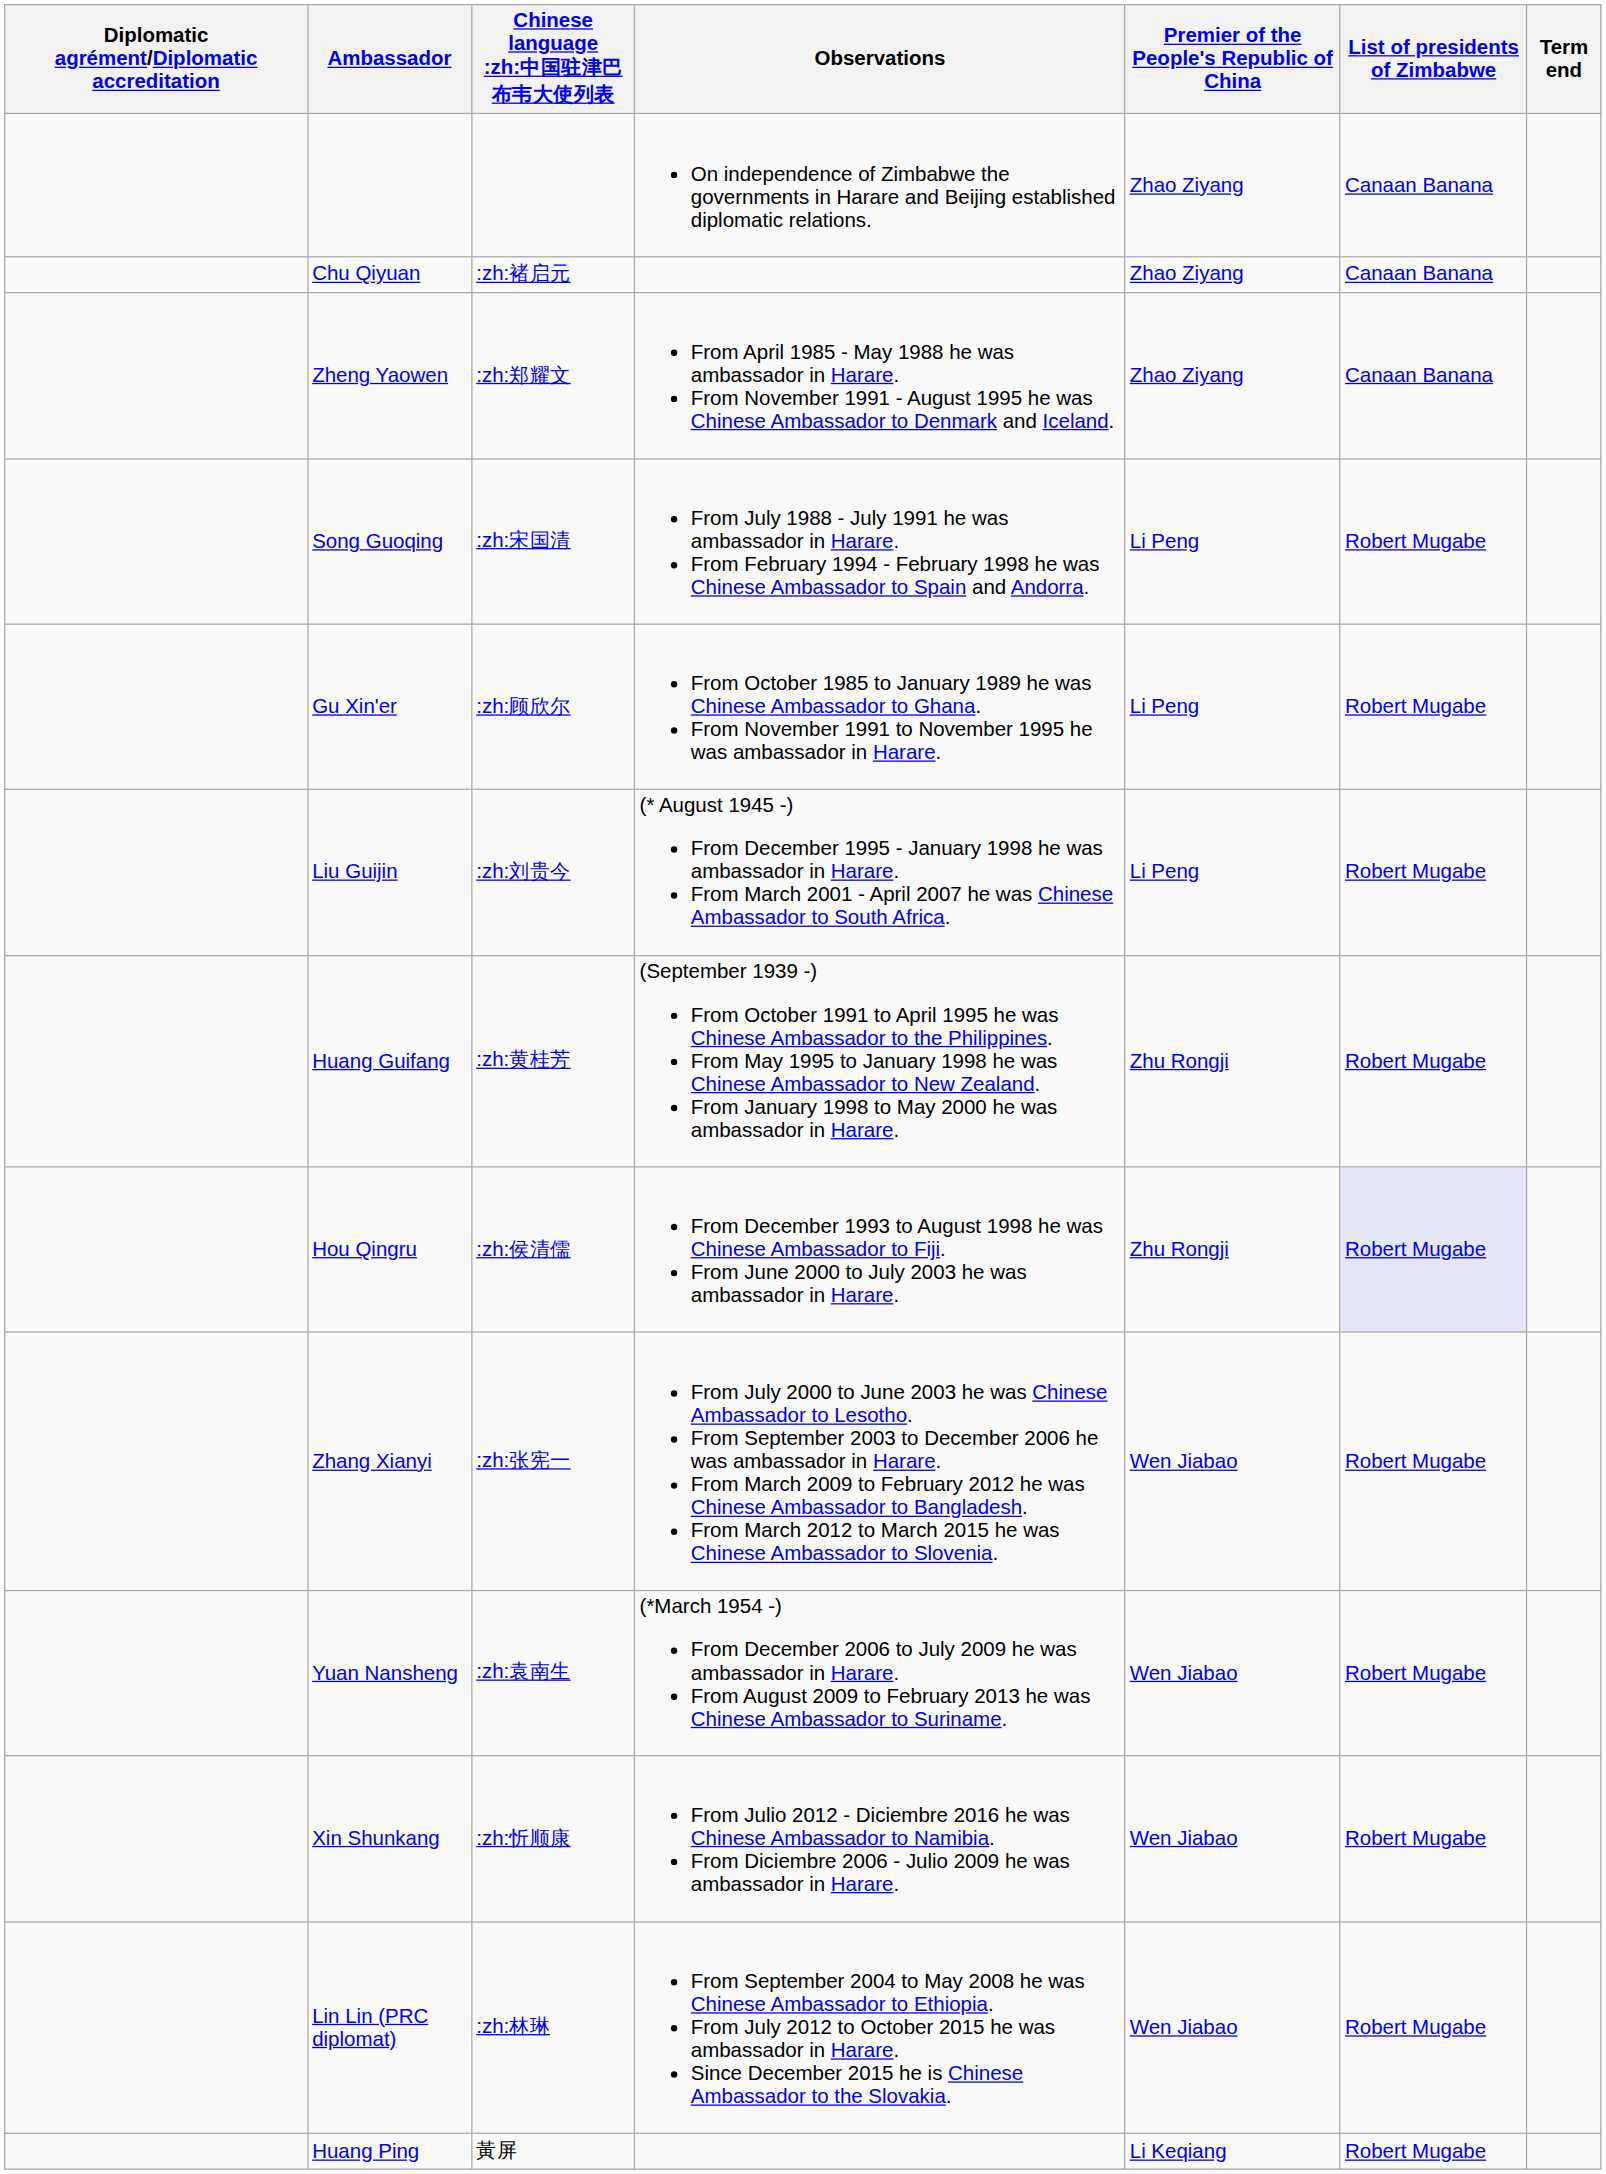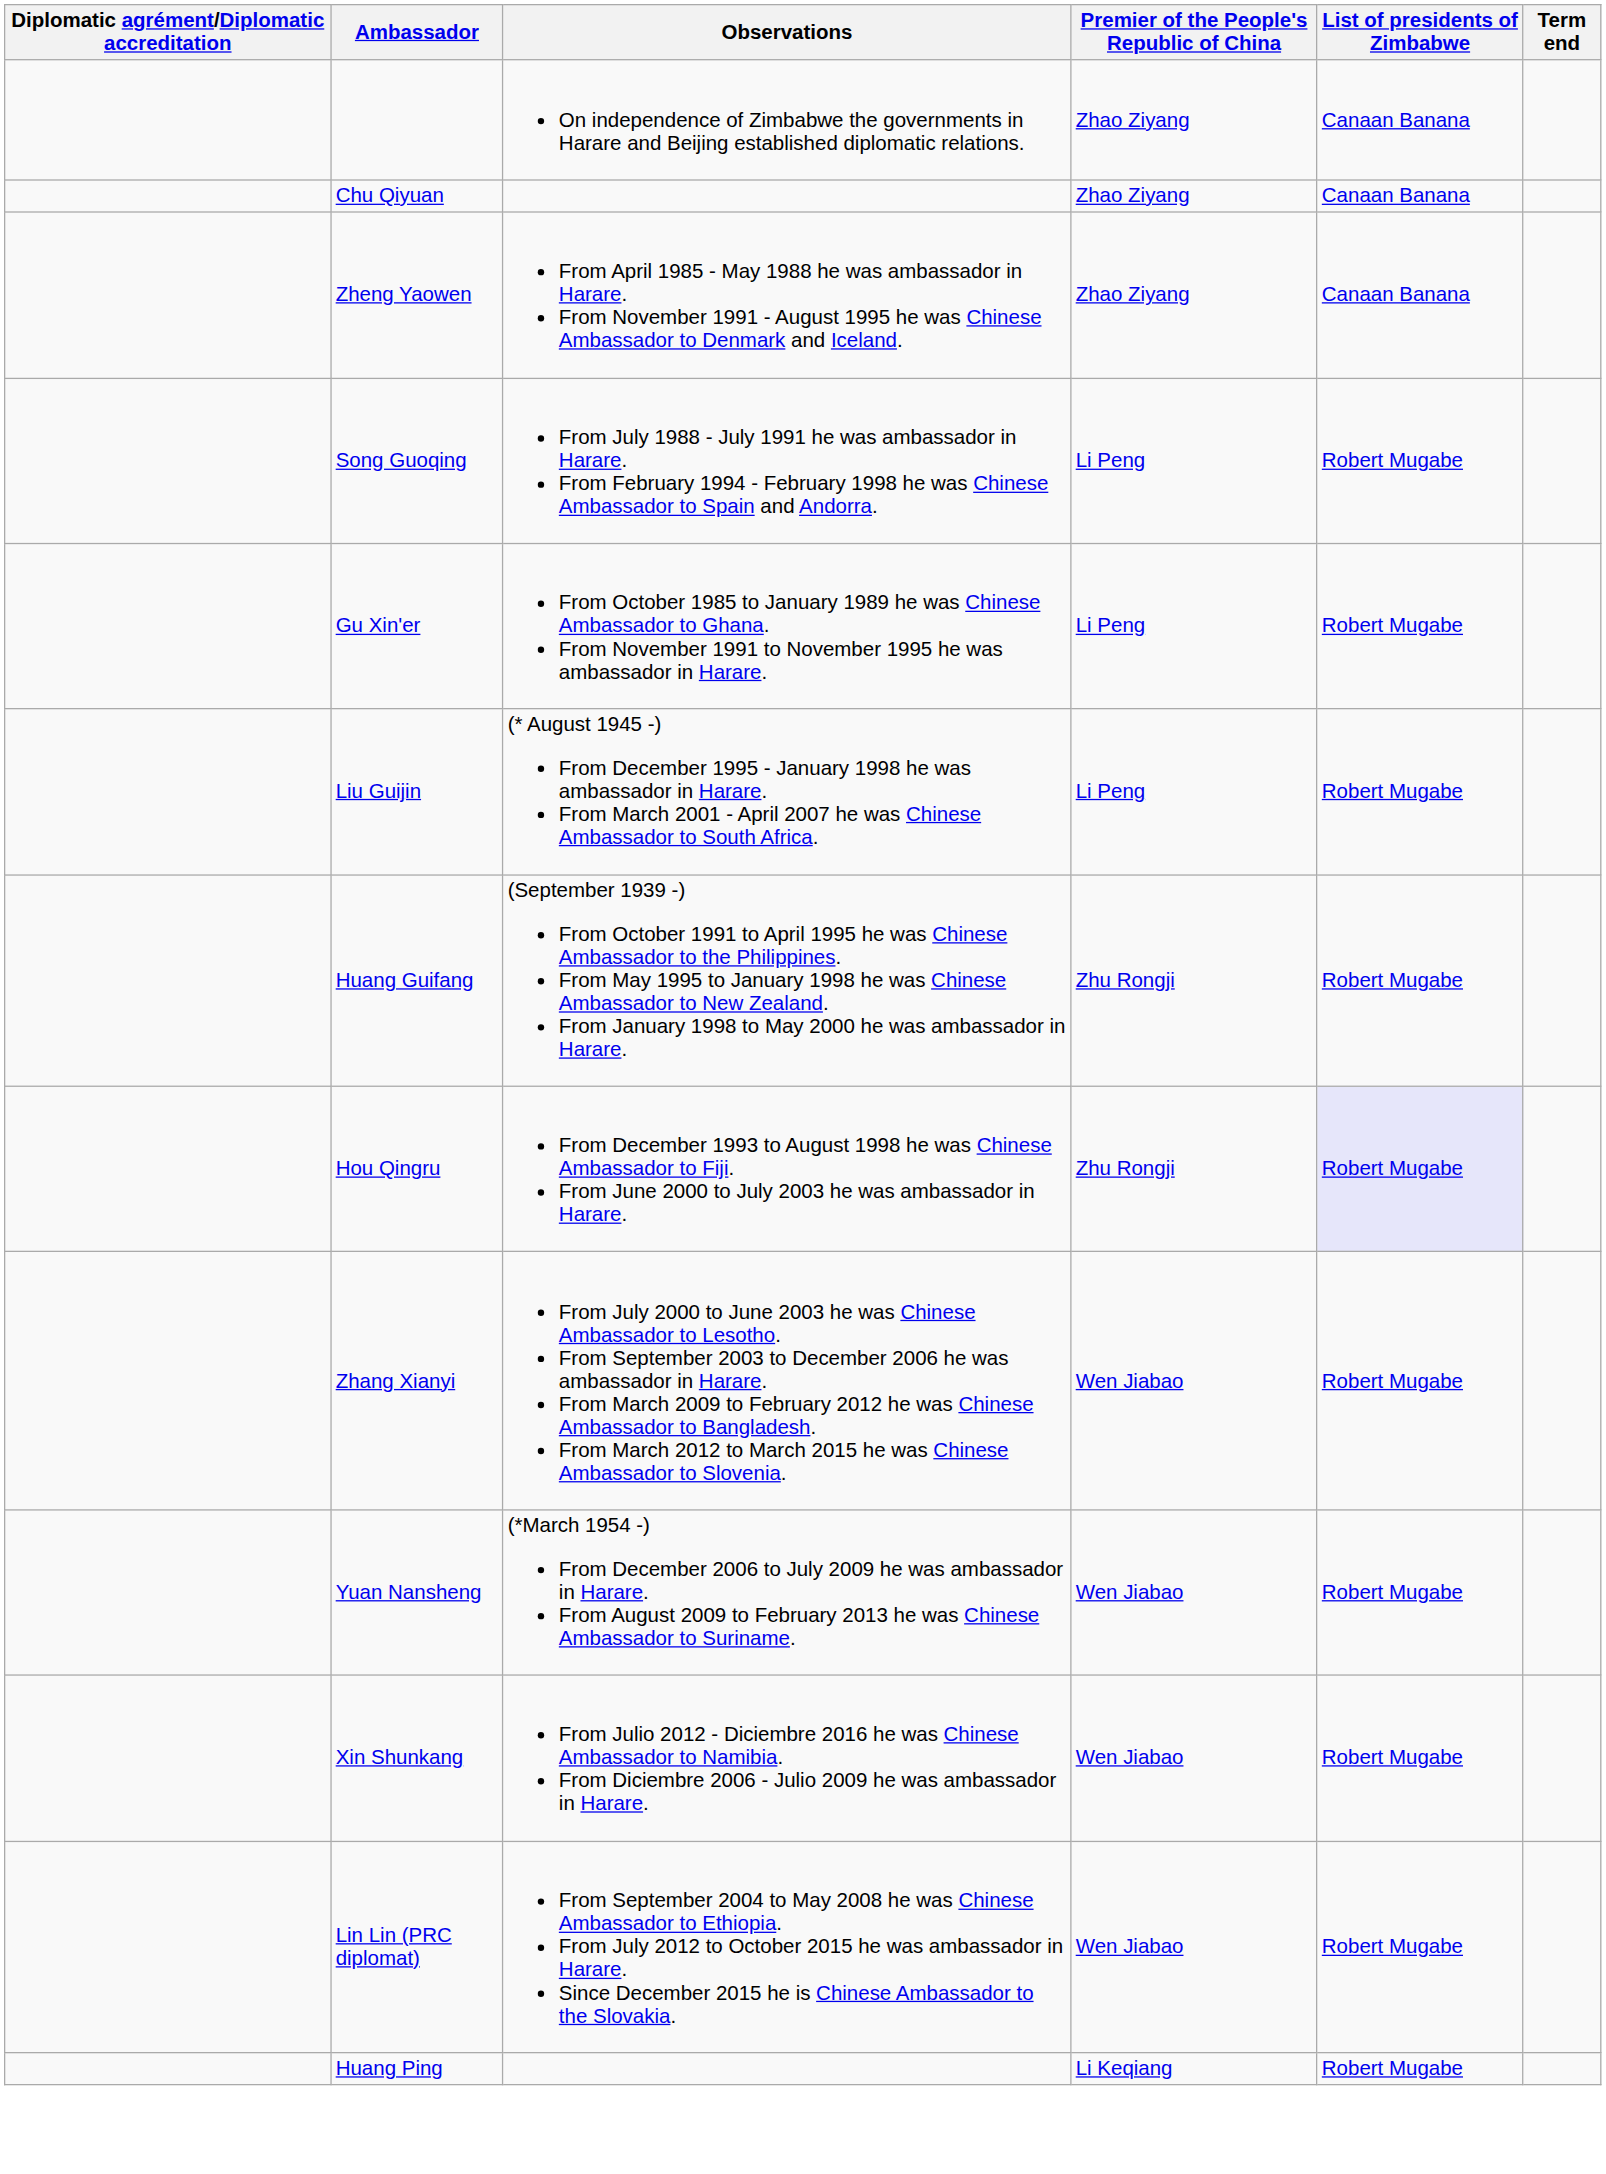- column: (553, 57)
